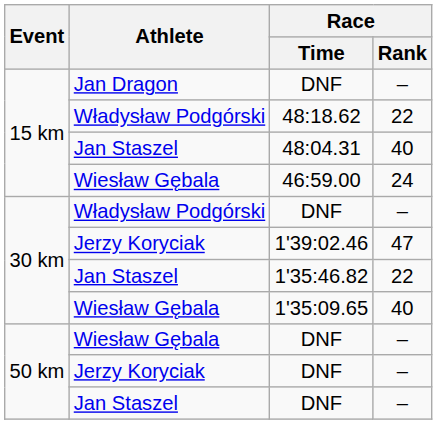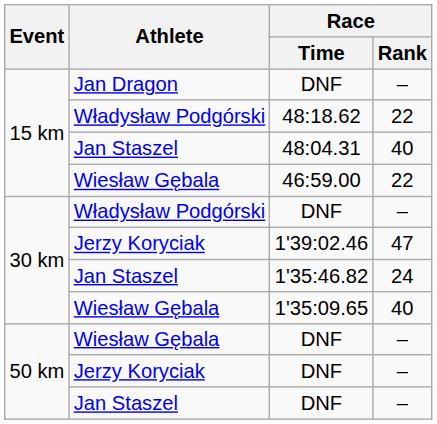(402, 180) 24 -> (402, 180) 22
(402, 276) 22 -> (402, 276) 24
